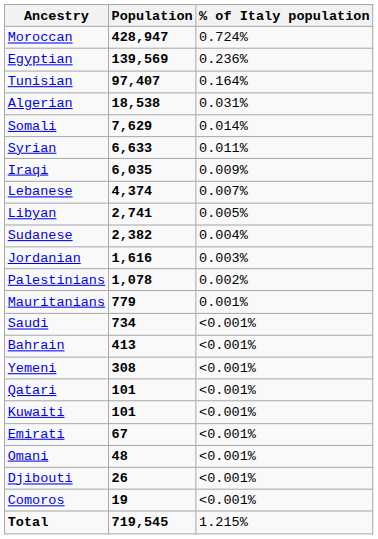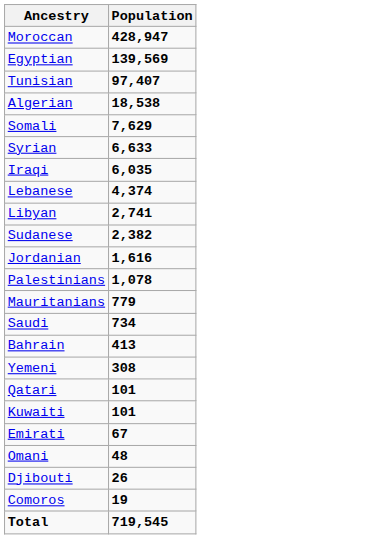- column: (284, 16)
